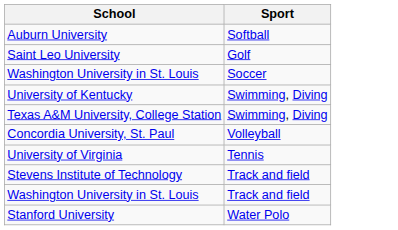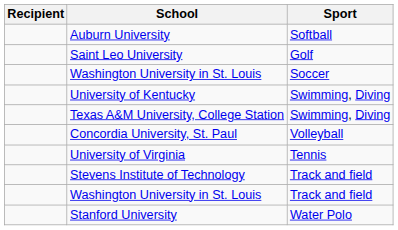+ column: (36, 14)
